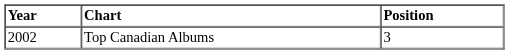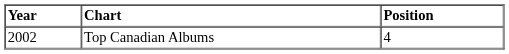(387, 37) 3 -> (387, 37) 4
